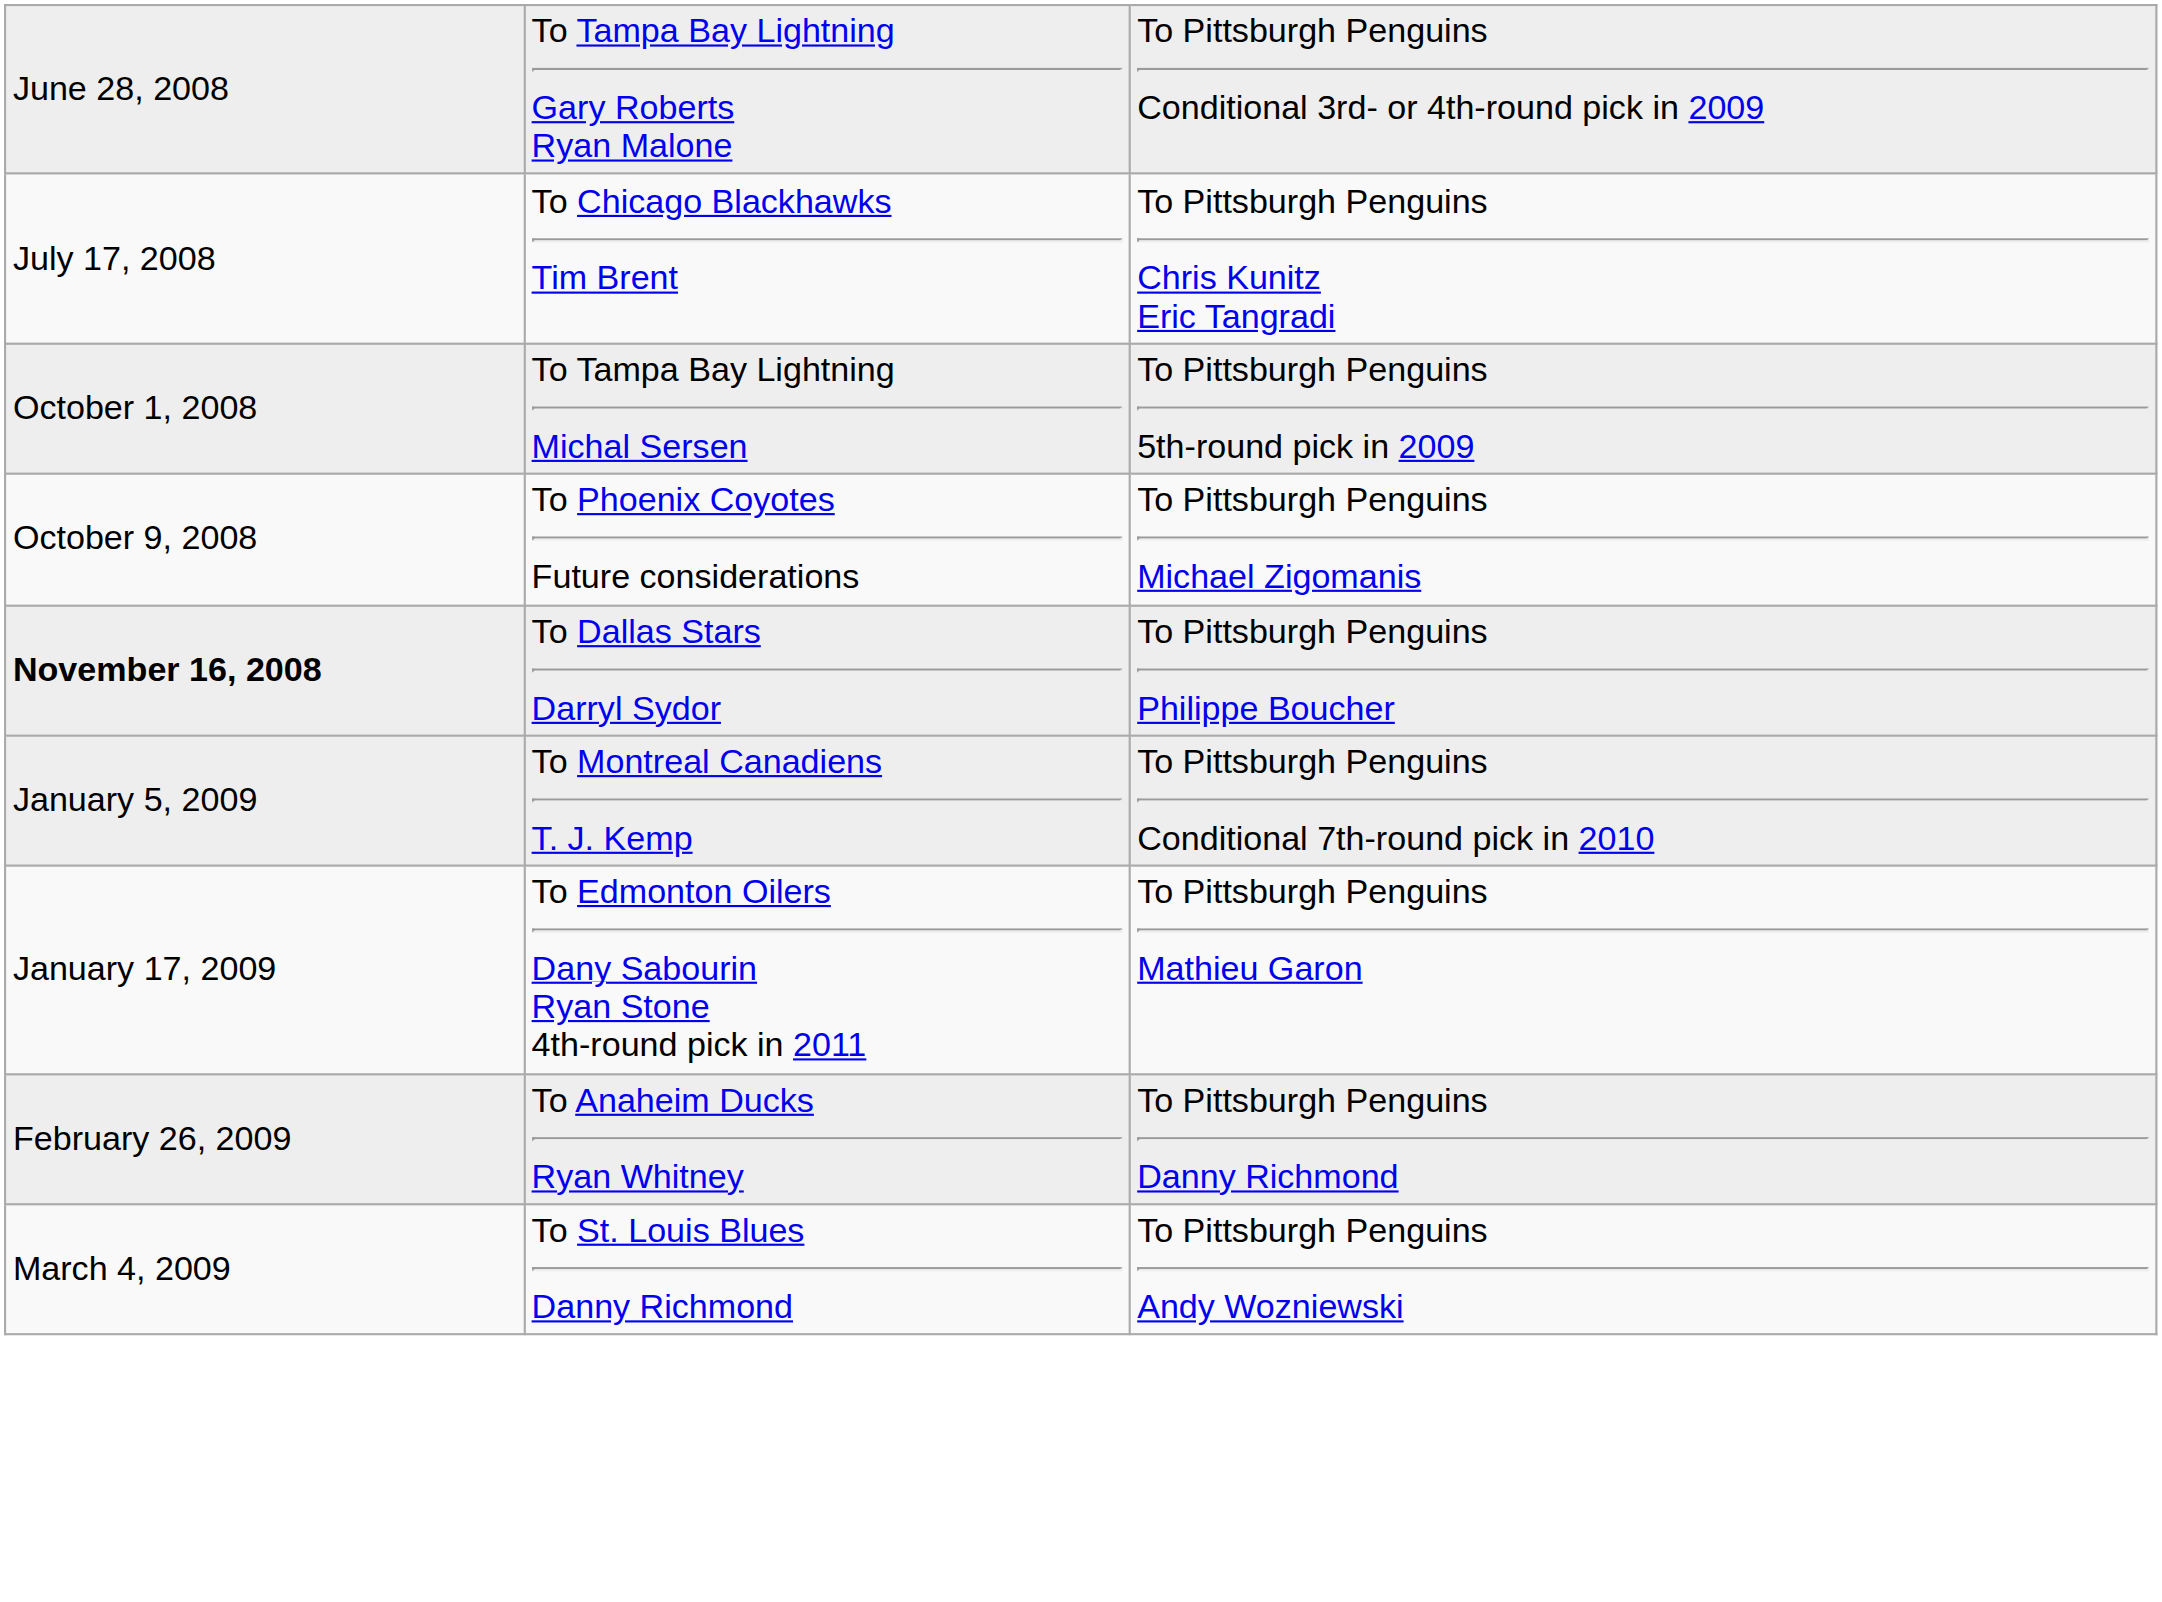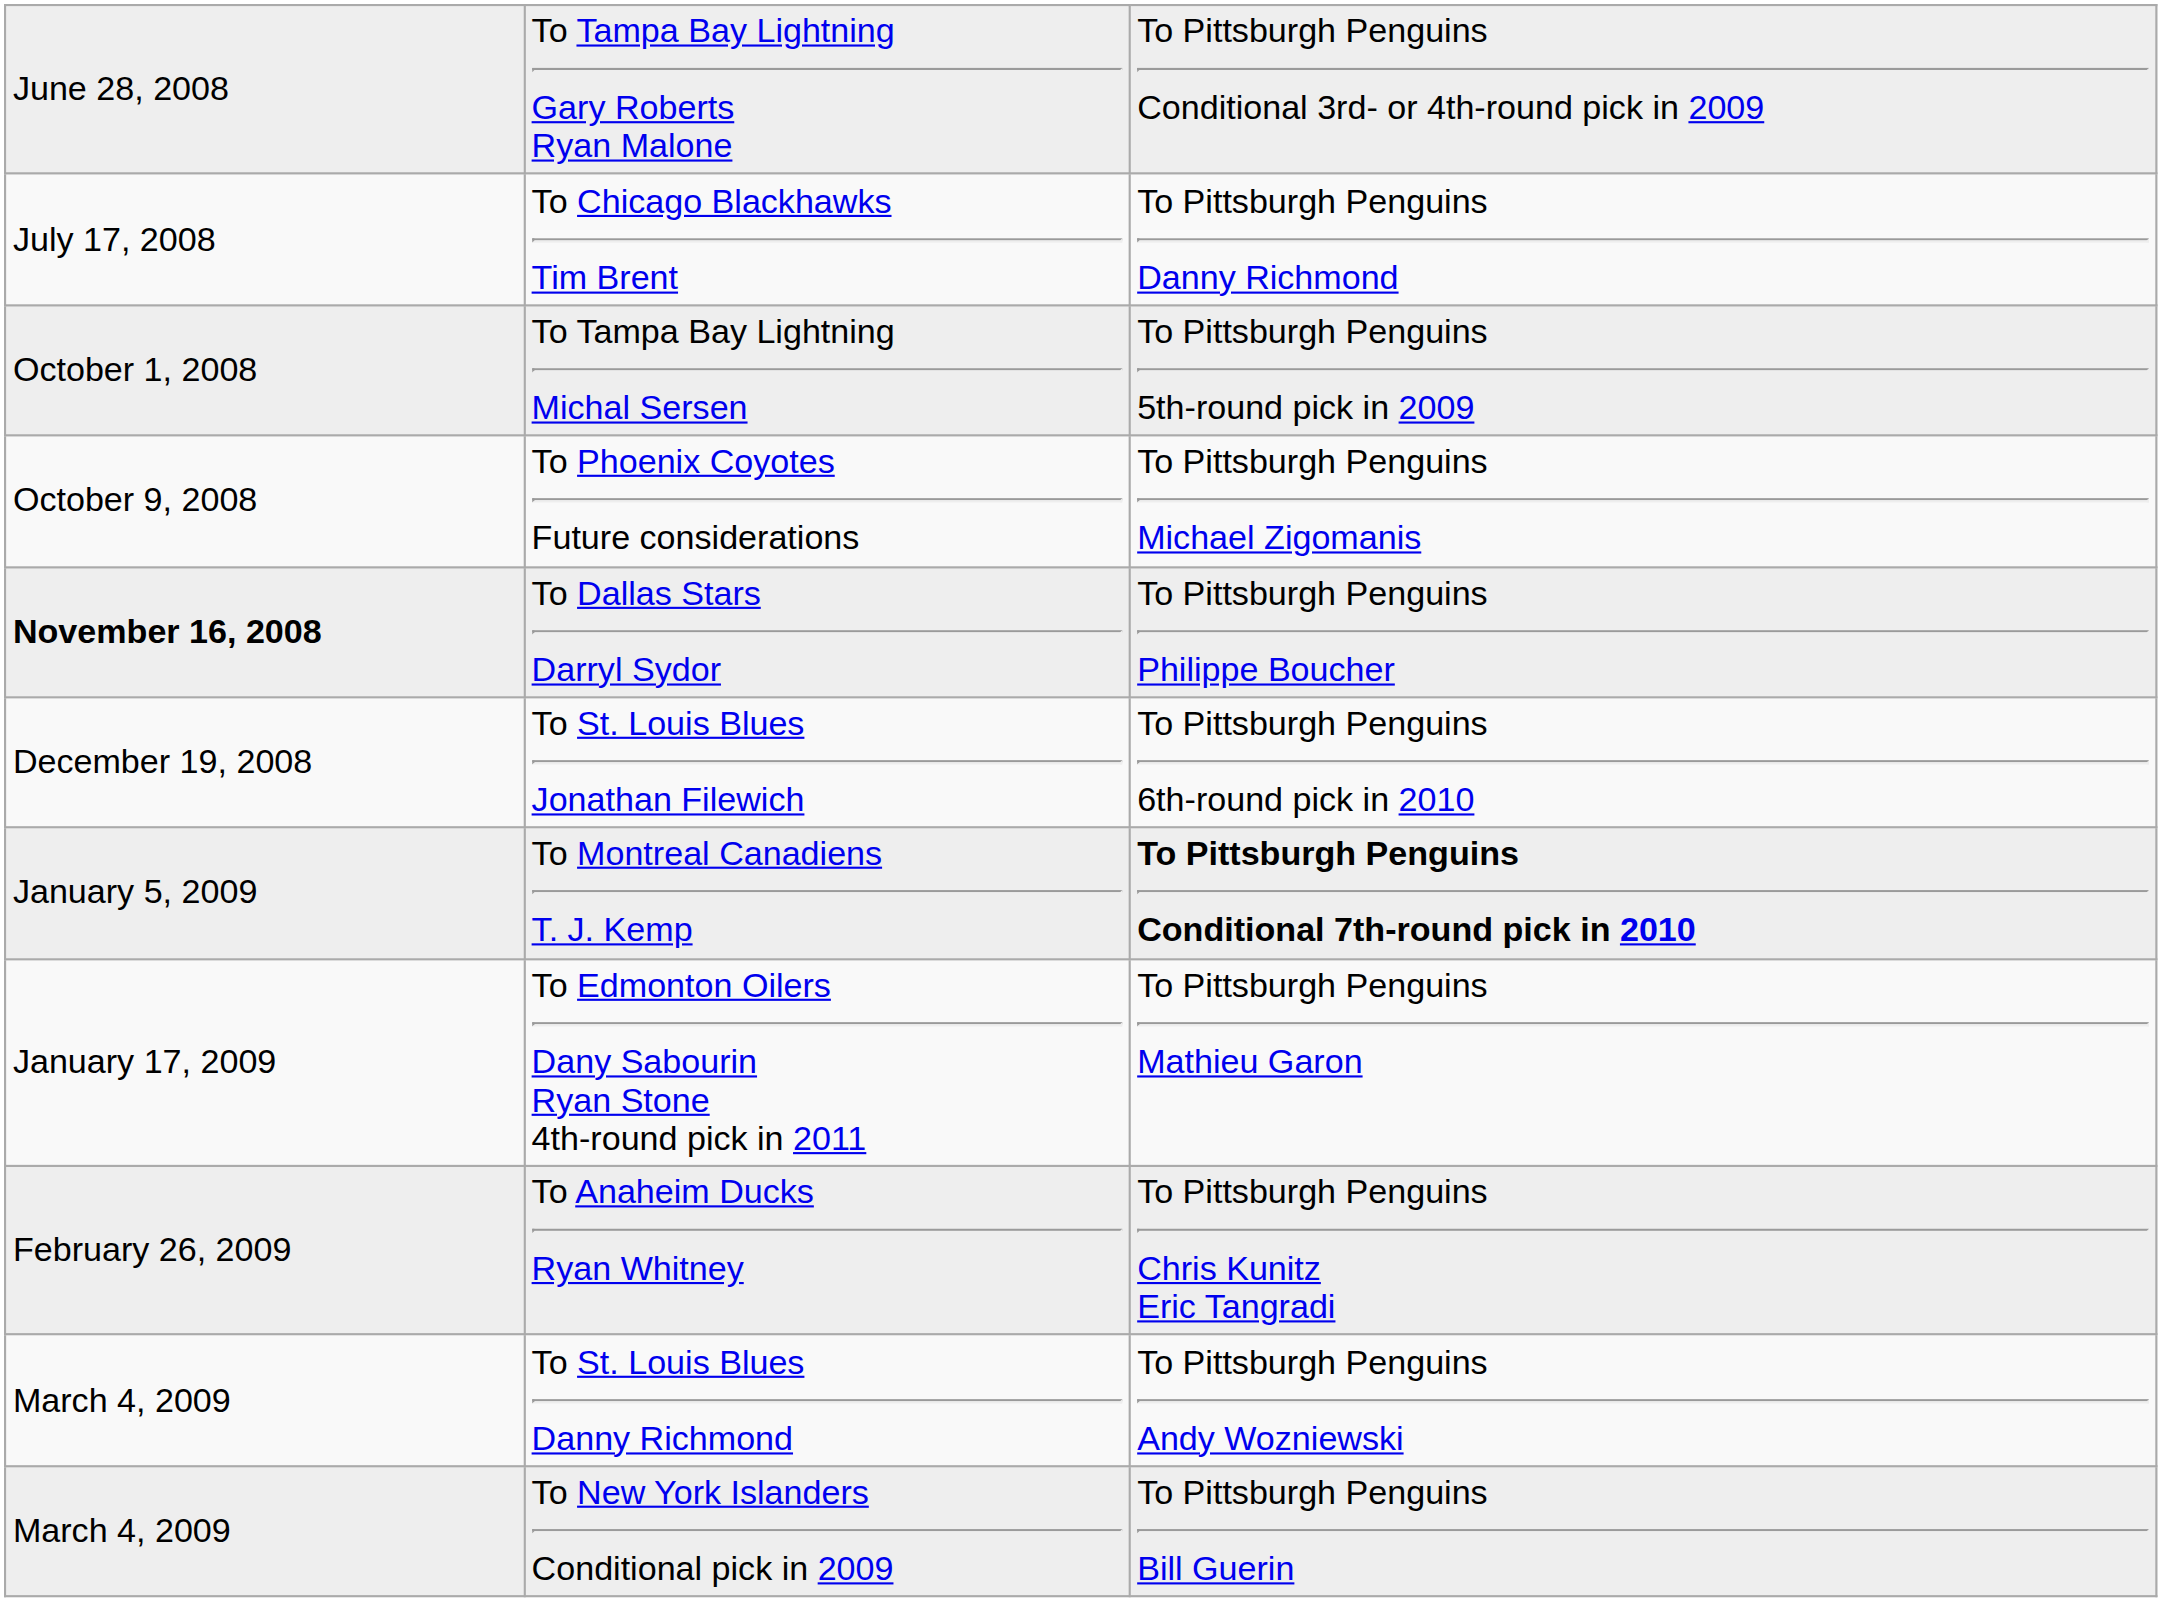(1643, 258) To Pittsburgh Penguins Chris Kunitz Eric Tangradi -> (1643, 238) To Pittsburgh Penguins Danny Richmond
+ row: (827, 761)
(1643, 800) normal -> (1643, 892) bold
(1643, 1138) To Pittsburgh Penguins Danny Richmond -> (1643, 1249) To Pittsburgh Penguins Chris Kunitz Eric Tangradi
+ row: (827, 1530)
